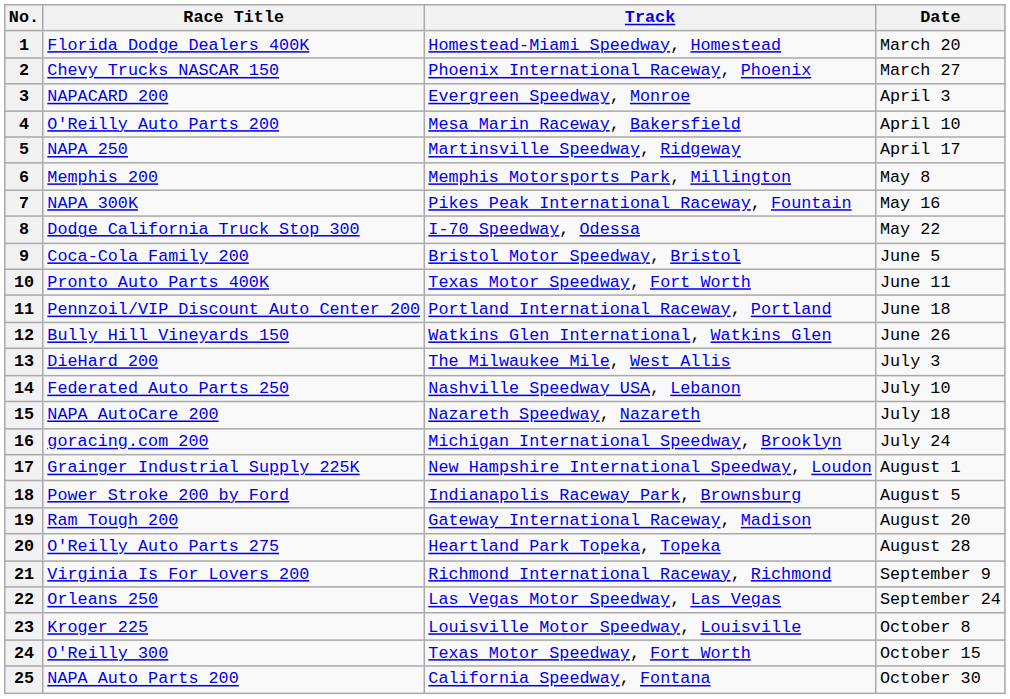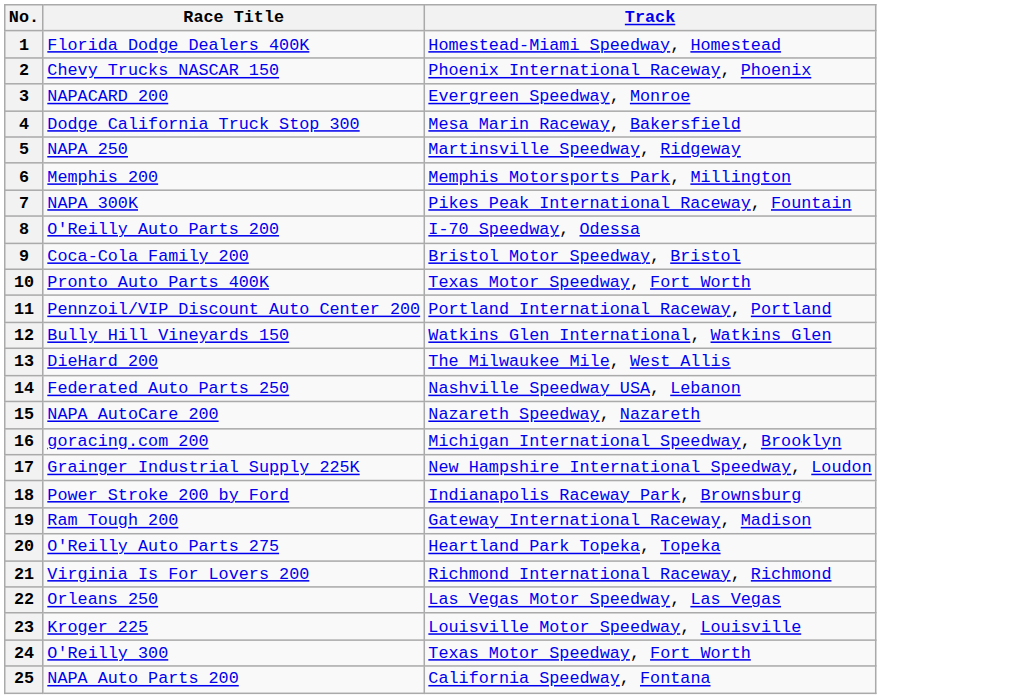- column: (940, 18)
(163, 124) O'Reilly Auto Parts 200 -> (204, 124) Dodge California Truck Stop 300
(204, 230) Dodge California Truck Stop 300 -> (163, 230) O'Reilly Auto Parts 200
